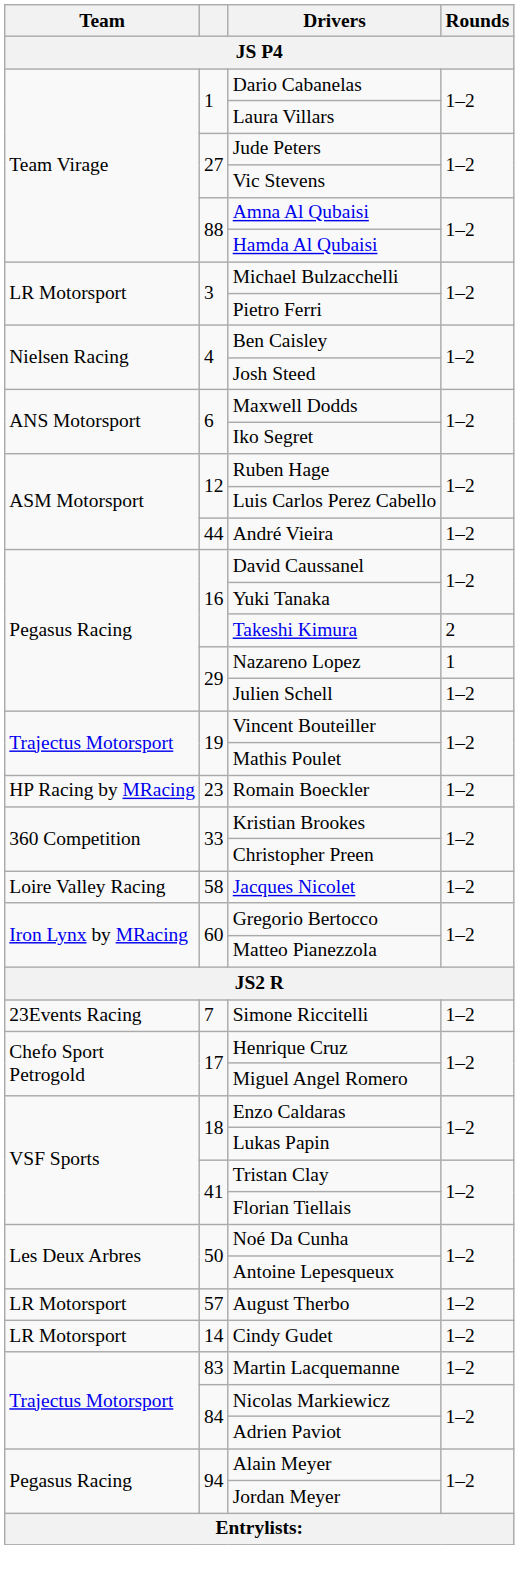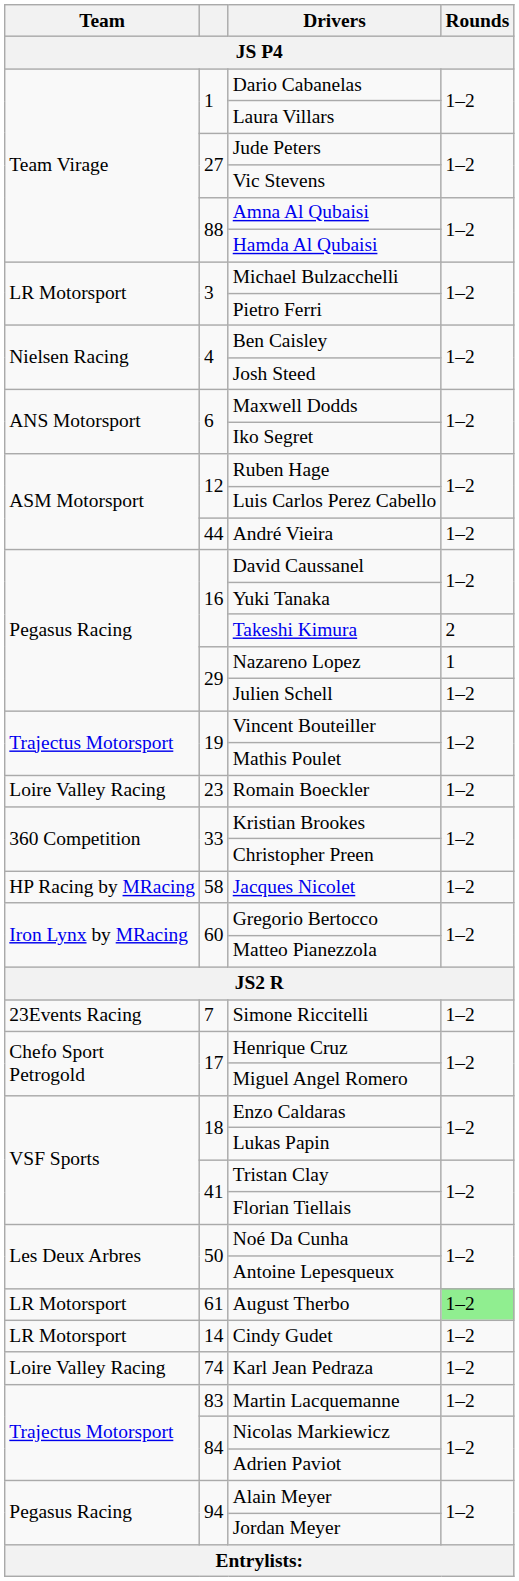(102, 790) HP Racing by MRacing -> (87, 790) Loire Valley Racing
(87, 886) Loire Valley Racing -> (102, 886) HP Racing by MRacing
(214, 1303) 57 -> (214, 1303) 61
(460, 1303) no background -> (460, 1303) lightgreen background
+ row: (303, 1367)
